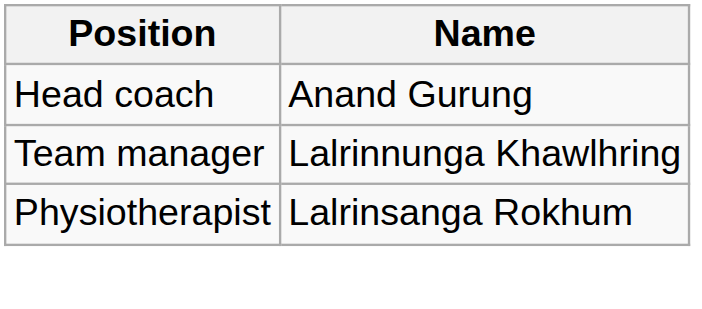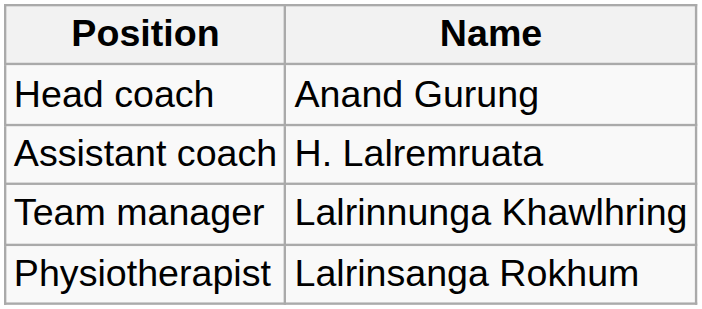+ row: (146, 153)
